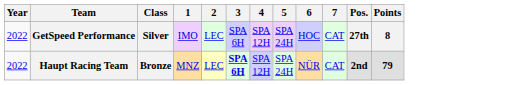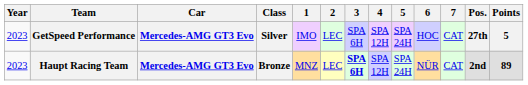+ column: (197, 13)
(17, 36) 2022 -> (17, 36) 2023
(388, 36) 8 -> (506, 36) 5
(17, 66) 2022 -> (17, 66) 2023
(388, 66) 79 -> (506, 66) 89
